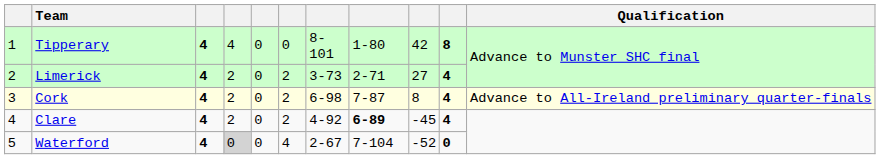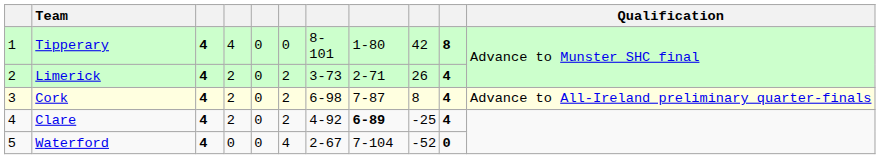(420, 76) 27 -> (420, 76) 26
(424, 120) -45 -> (424, 120) -25
(231, 143) lightgrey background -> (231, 143) no background
